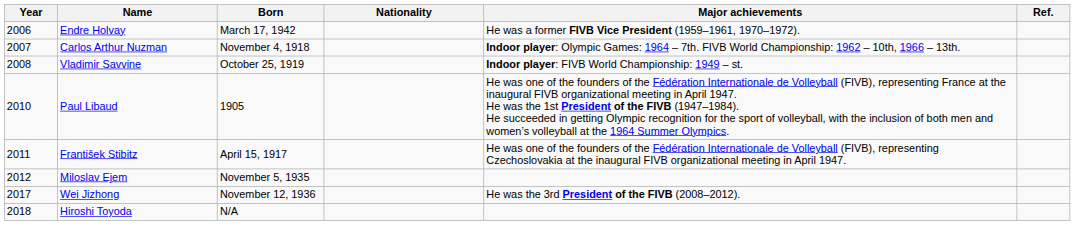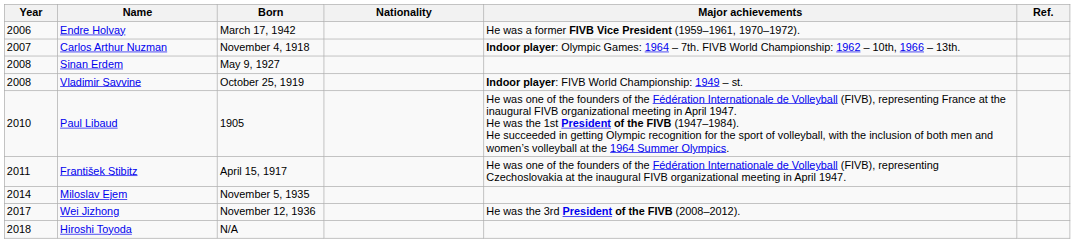+ row: (92, 64)
(19, 177) 2012 -> (19, 195) 2014
